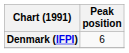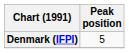(102, 39) 6 -> (102, 39) 5
